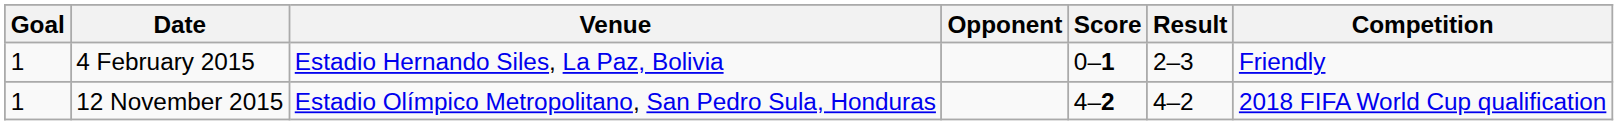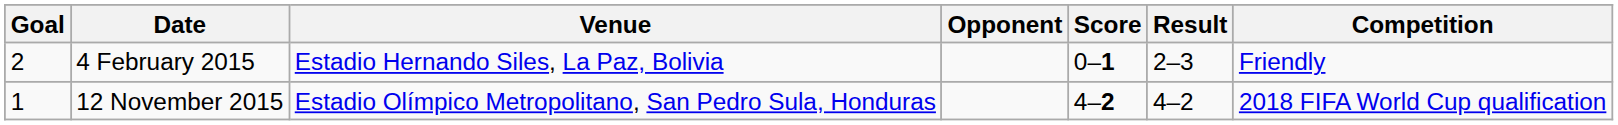(17, 62) 1 -> (17, 62) 2
